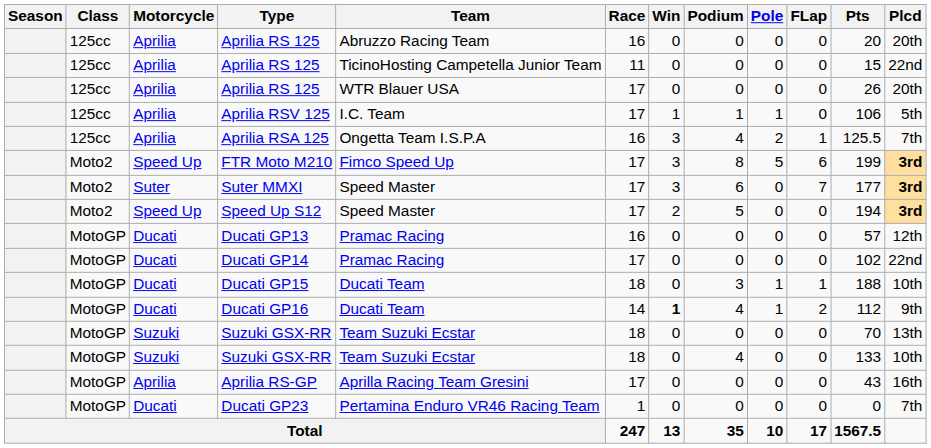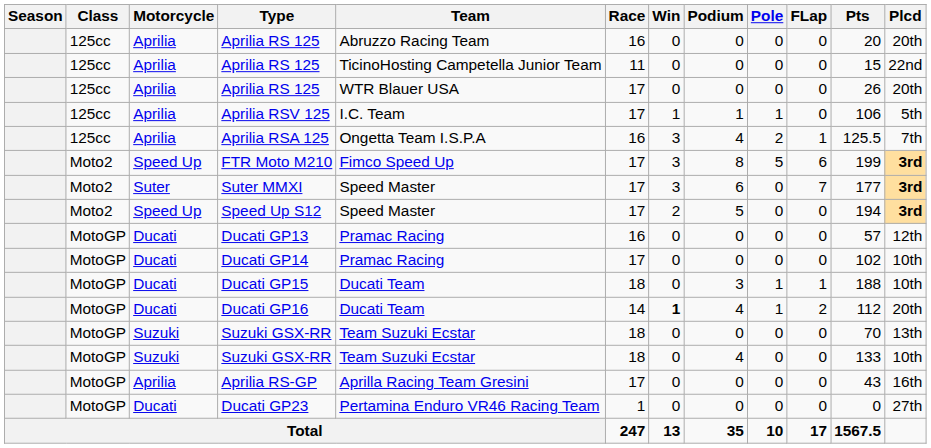(905, 260) 22nd -> (907, 260) 10th
(912, 308) 9th -> (907, 308) 20th
(912, 406) 7th -> (907, 406) 27th
